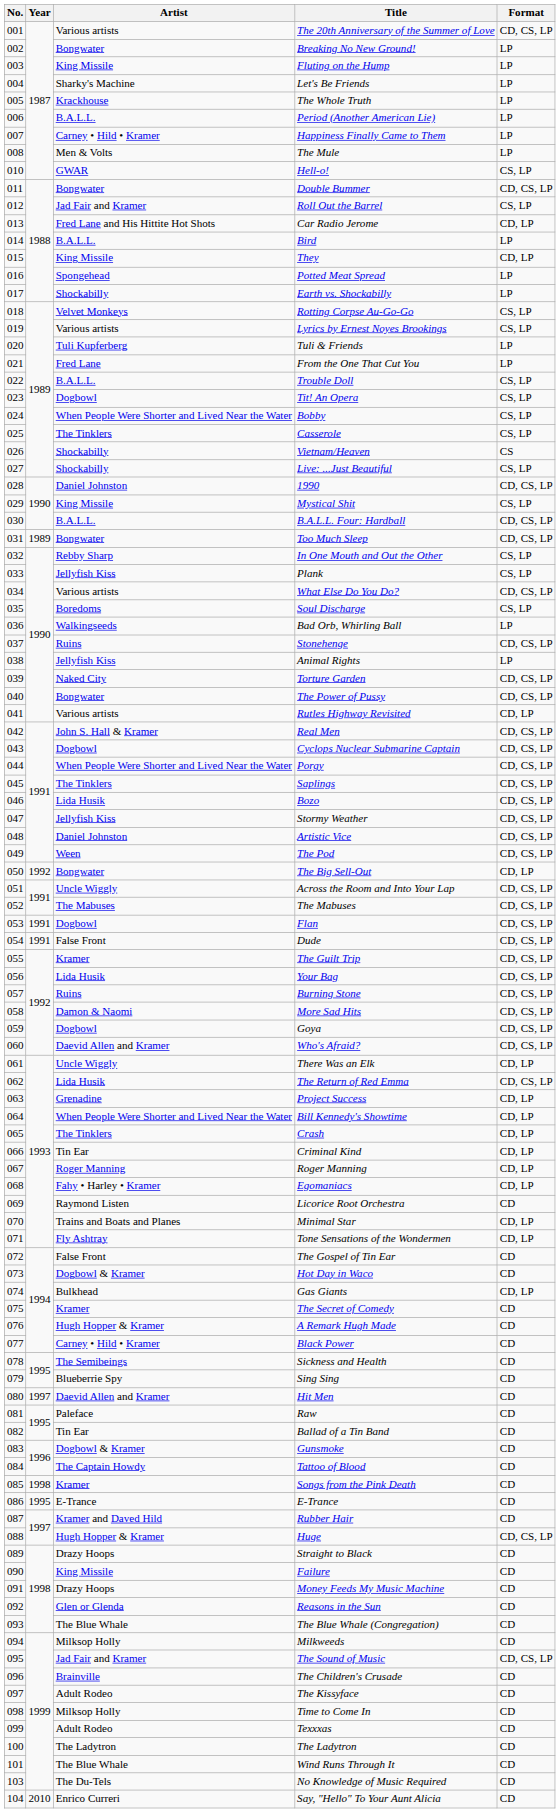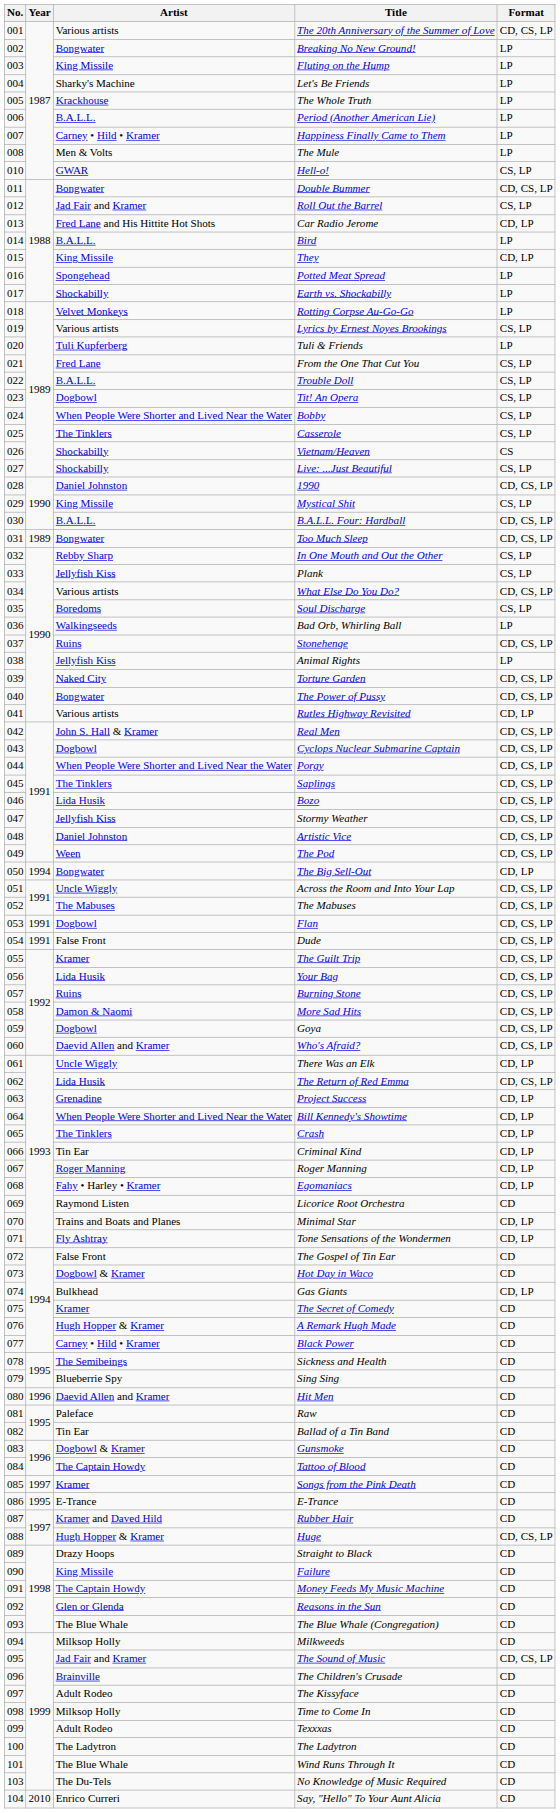(516, 310) CS, LP -> (506, 310) LP
(506, 363) LP -> (516, 363) CS, LP
(40, 871) 1992 -> (40, 871) 1994
(40, 1396) 1997 -> (40, 1396) 1996
(40, 1483) 1998 -> (40, 1483) 1997
(85, 1589) Drazy Hoops -> (100, 1589) The Captain Howdy
